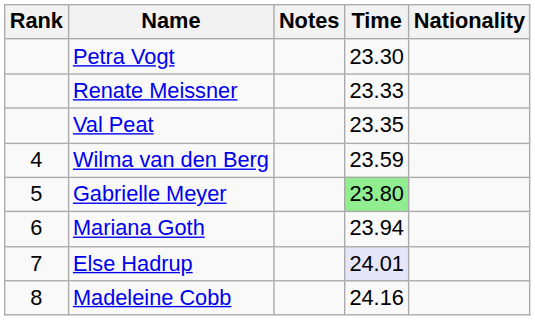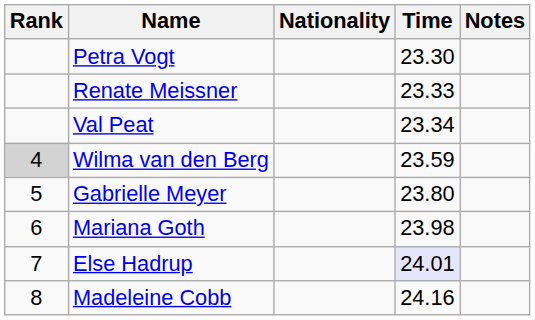columns swapped: (469, 21) <-> (309, 21)
(377, 125) 23.35 -> (427, 125) 23.34
(36, 159) no background -> (36, 159) lightgrey background
(377, 194) lightgreen background -> (427, 194) no background
(377, 228) 23.94 -> (427, 228) 23.98
